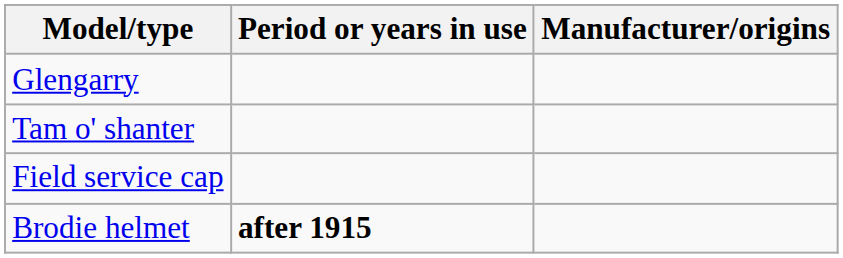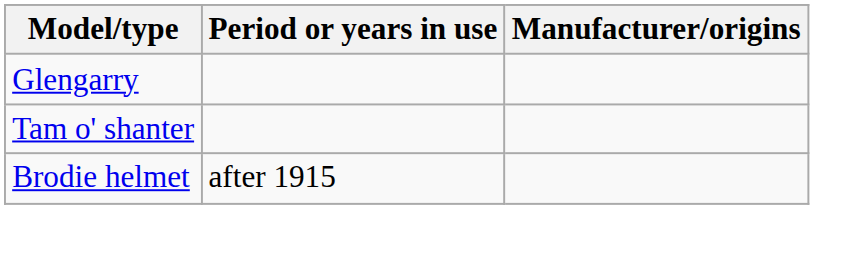- row: (118, 177)
(305, 227) bold -> (272, 177) normal
